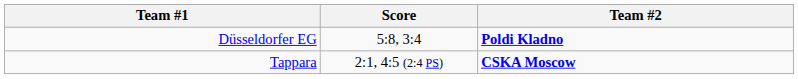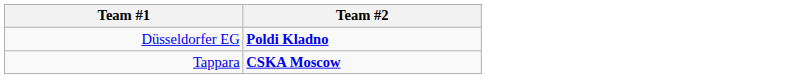- column: (399, 16)
